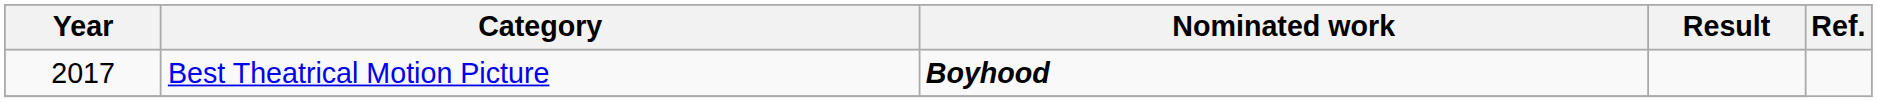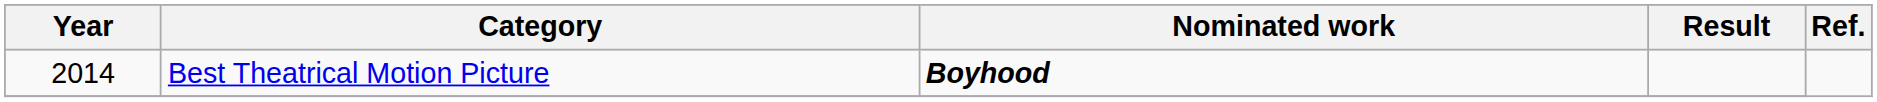(83, 72) 2017 -> (83, 72) 2014
